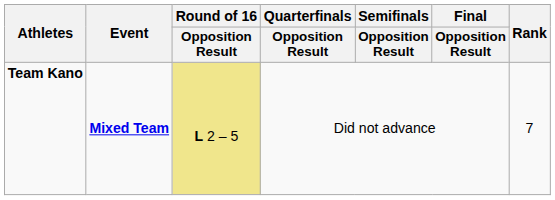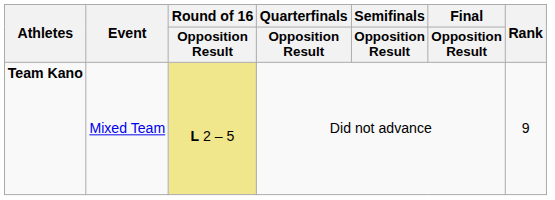(129, 129) bold -> (127, 129) normal
(530, 129) 7 -> (526, 129) 9
